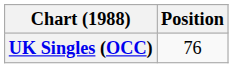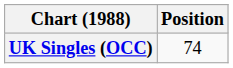(193, 47) 76 -> (193, 47) 74
